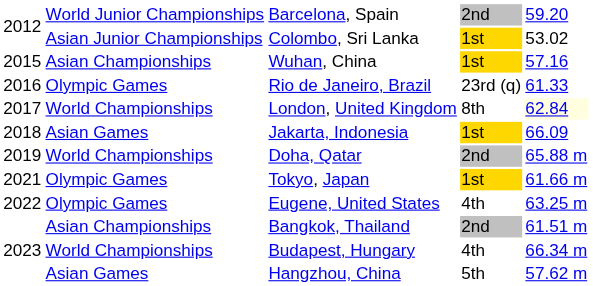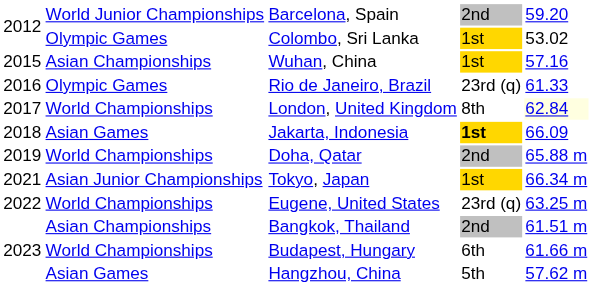(154, 38) Asian Junior Championships -> (106, 38) Olympic Games
(473, 132) normal -> (474, 132) bold
(106, 179) Olympic Games -> (154, 179) Asian Junior Championships
(556, 179) 61.66 m -> (556, 179) 66.34 m
(106, 203) Olympic Games -> (129, 203) World Championships
(473, 203) 4th -> (491, 203) 23rd (q)
(473, 250) 4th -> (473, 250) 6th
(556, 250) 66.34 m -> (556, 250) 61.66 m
